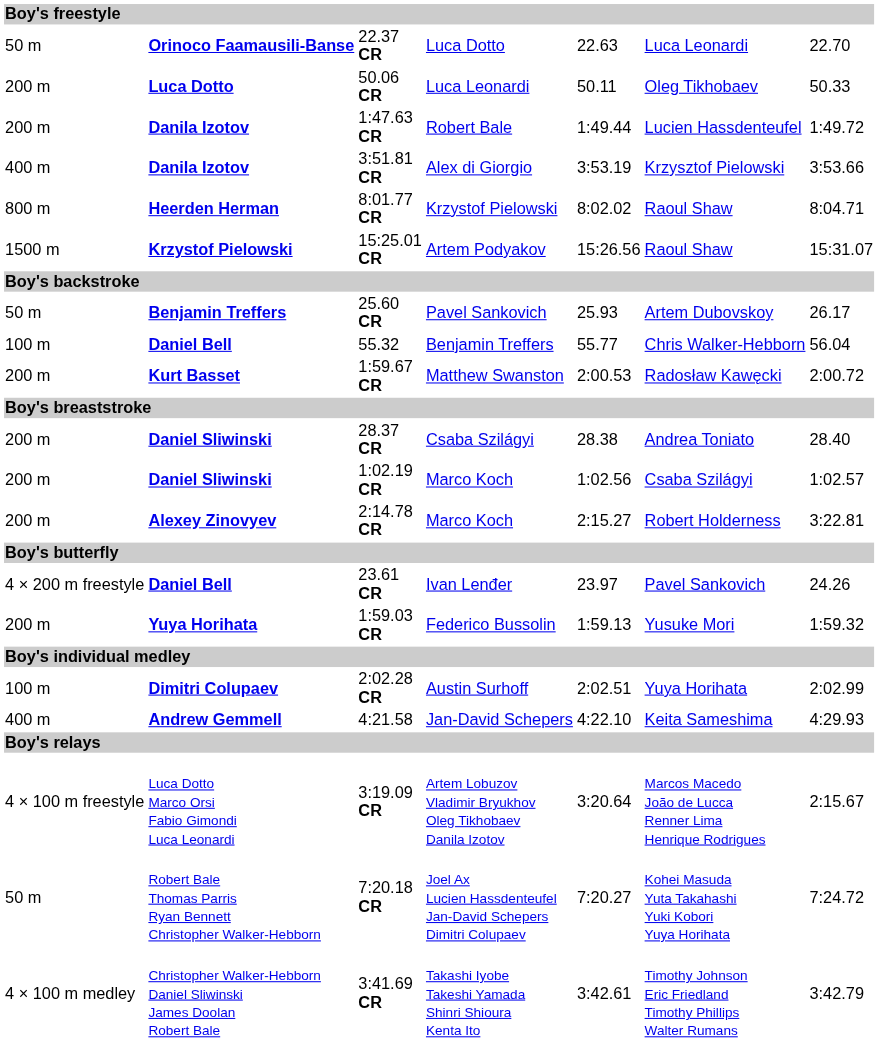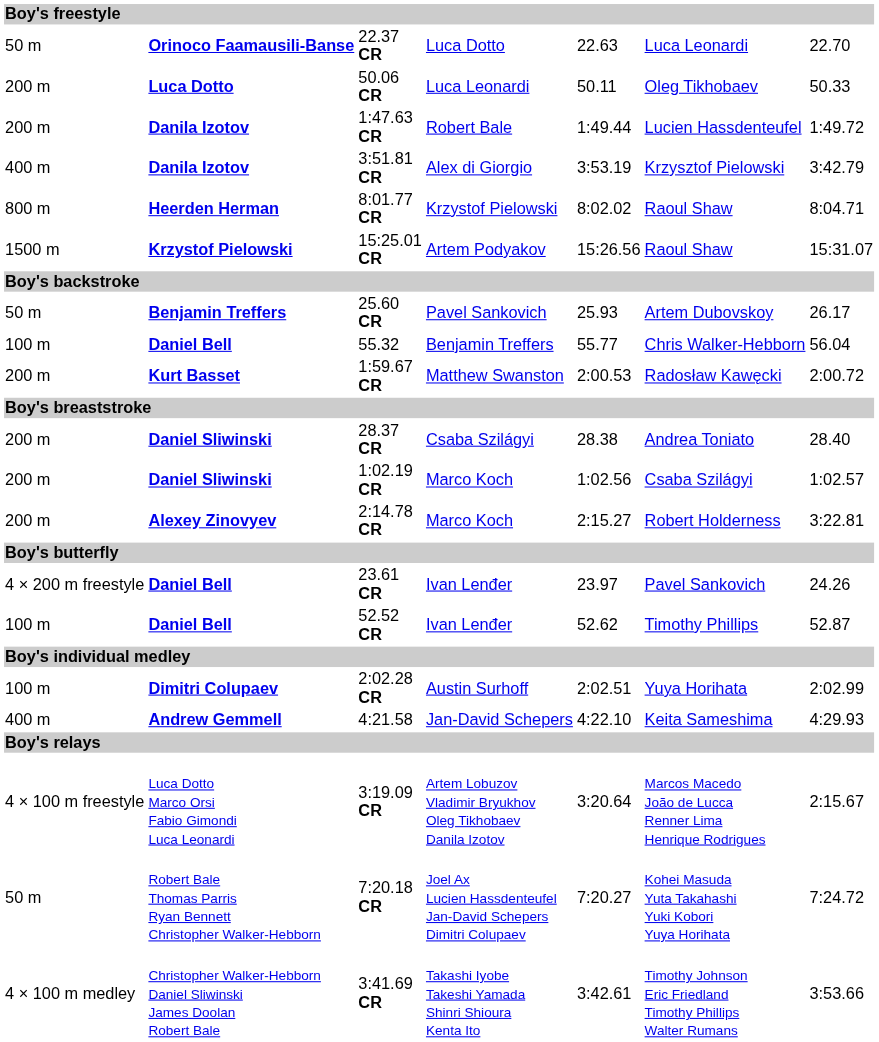(837, 168) 3:53.66 -> (837, 168) 3:42.79
+ row: (379, 625)
- row: (386, 625)
(837, 993) 3:42.79 -> (837, 993) 3:53.66
